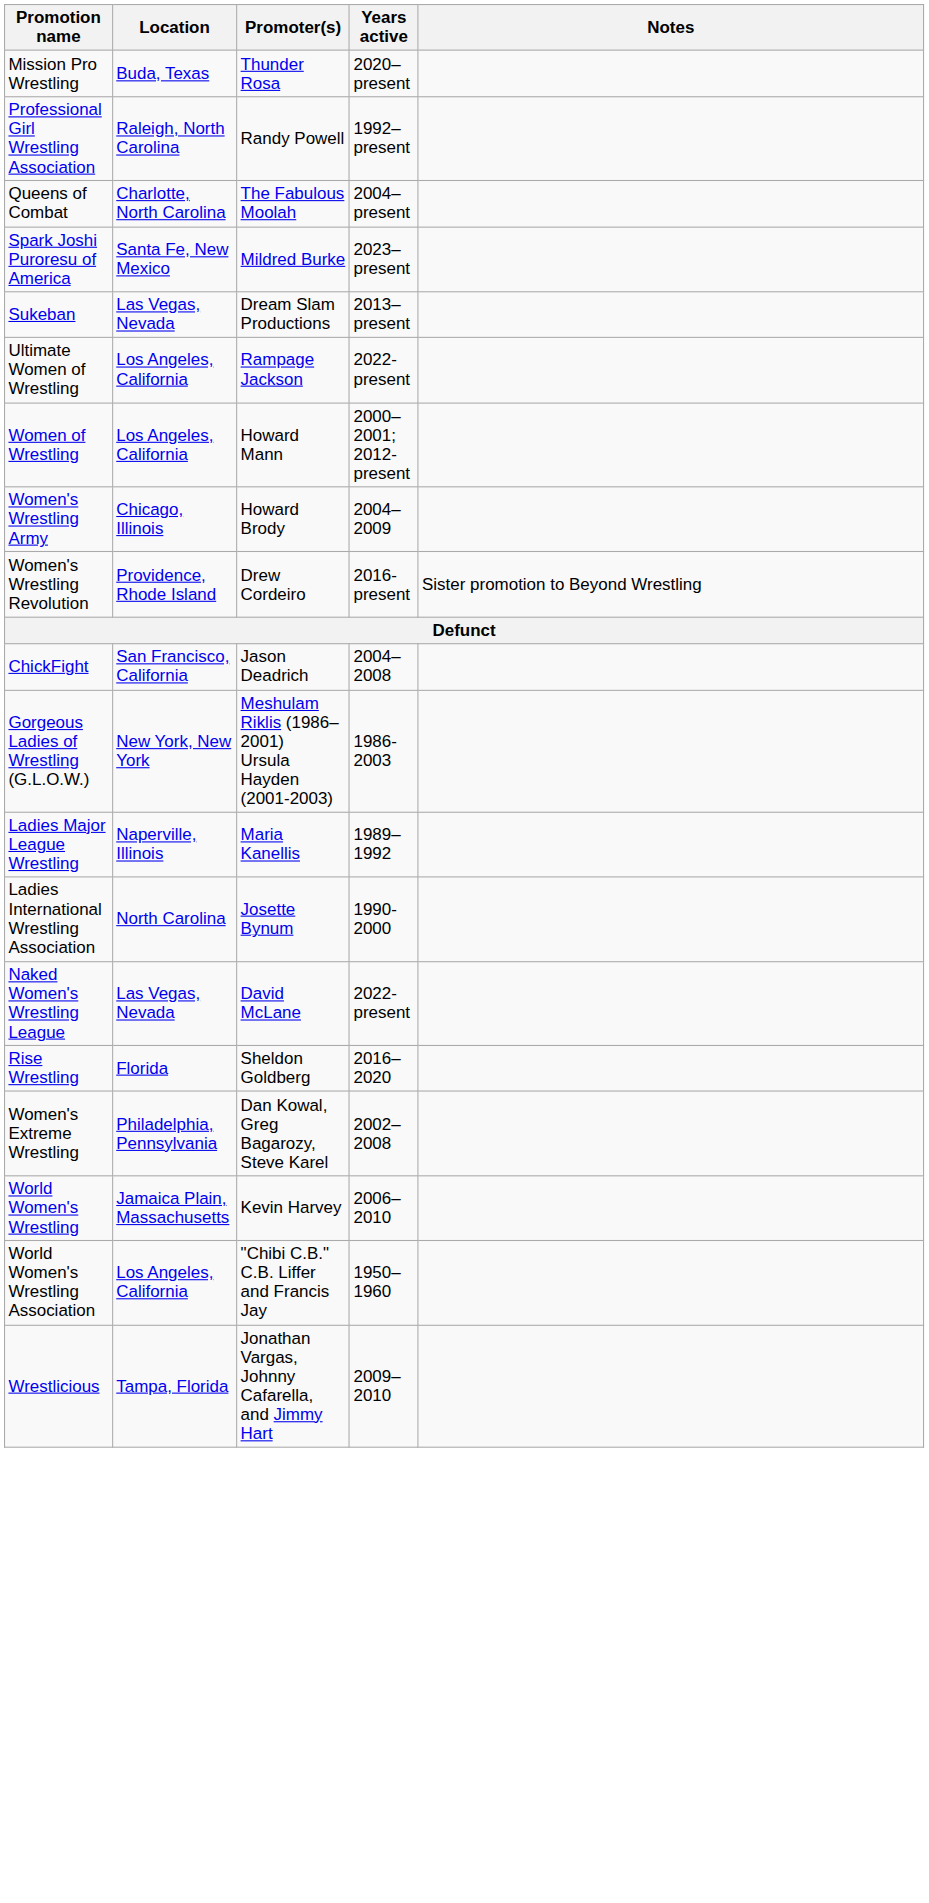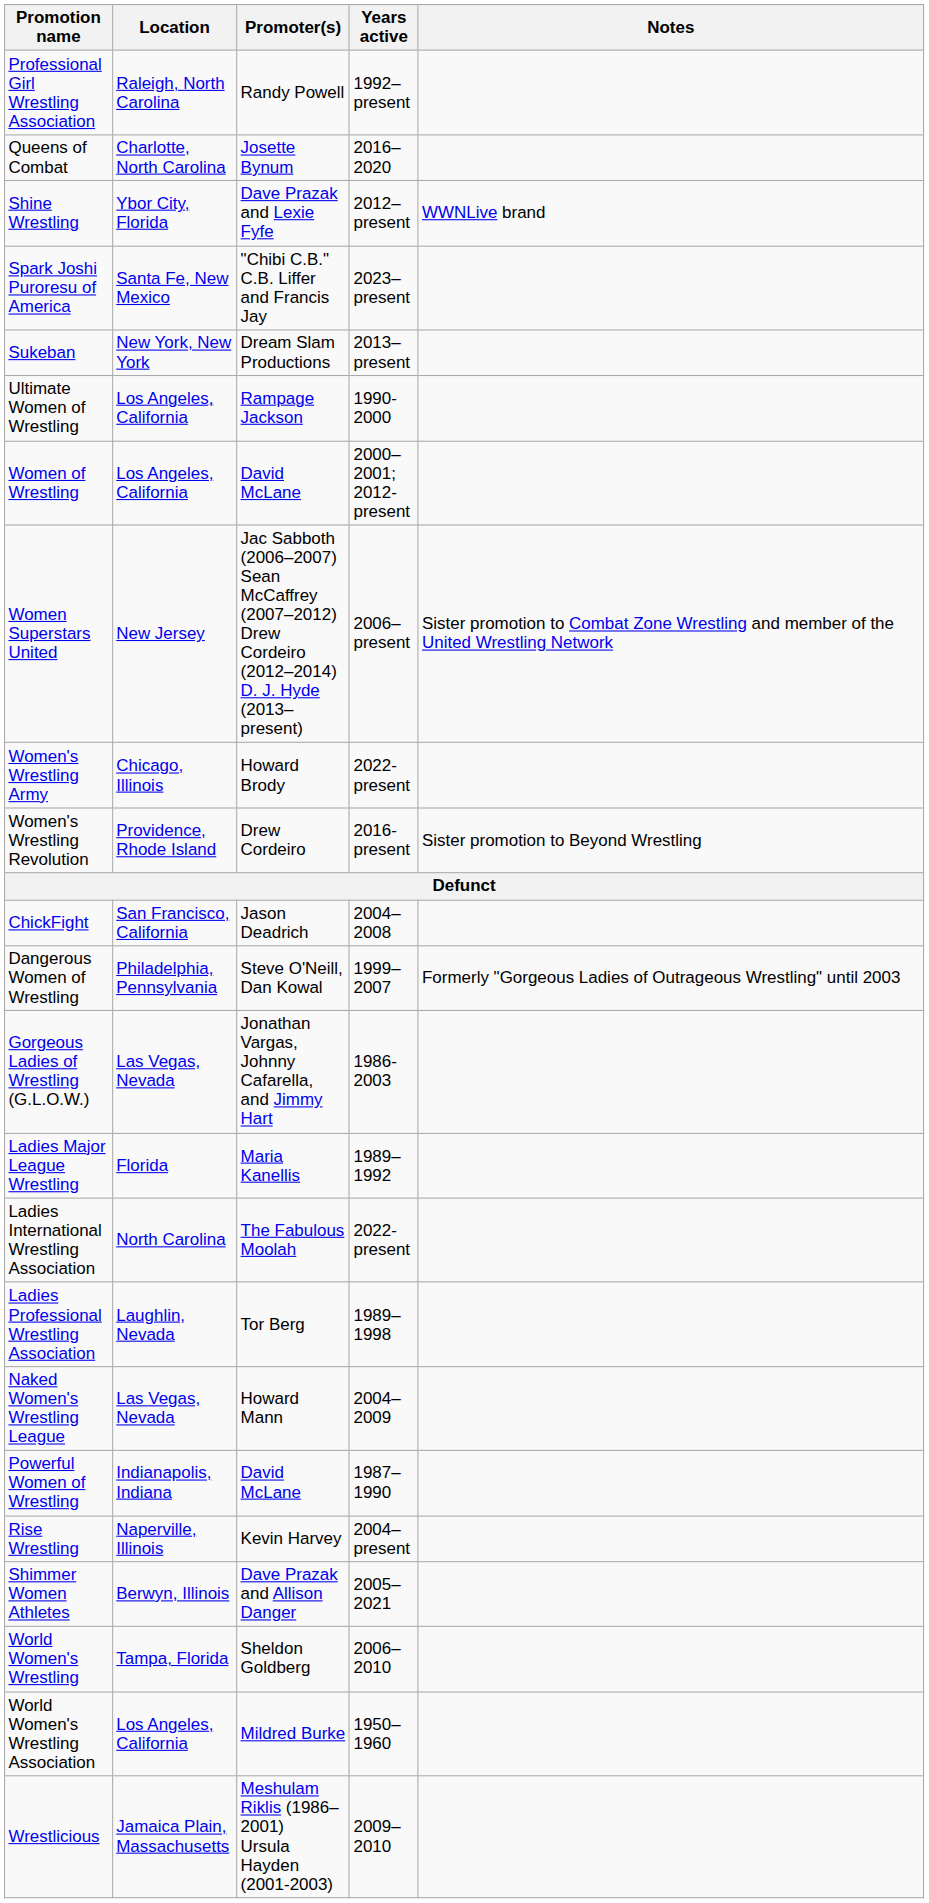- row: (53, 73)
(292, 203) The Fabulous Moolah -> (268, 157) Josette Bynum
(382, 203) 2004–present -> (377, 157) 2016–2020
+ row: (44, 213)
(293, 259) Mildred Burke -> (285, 287) "Chibi C.B." C.B. Liffer and Francis Jay
(158, 314) Las Vegas, Nevada -> (174, 352) New York, New York
(382, 370) 2022-present -> (375, 408) 1990-2000
(270, 444) Howard Mann -> (271, 482) David McLane
+ row: (49, 633)
(377, 519) 2004–2009 -> (382, 775) 2022-present
+ row: (50, 978)
(174, 750) New York, New York -> (158, 1071) Las Vegas, Nevada
(290, 750) Meshulam Riklis (1986–2001) Ursula Hayden (2001-2003) -> (282, 1071) Jonathan Vargas, Johnny Cafarella, and Jimmy Hart
(156, 844) Naperville, Illinois -> (142, 1165) Florida
(268, 919) Josette Bynum -> (292, 1240) The Fabulous Moolah
(375, 919) 1990-2000 -> (382, 1240) 2022-present
+ row: (55, 1324)
(271, 1003) David McLane -> (270, 1408) Howard Mann
(382, 1003) 2022-present -> (377, 1408) 2004–2009
+ row: (47, 1483)
(142, 1068) Florida -> (156, 1538) Naperville, Illinois
(276, 1068) Sheldon Goldberg -> (291, 1538) Kevin Harvey
(377, 1068) 2016–2020 -> (382, 1538) 2004–present
+ row: (42, 1594)
- row: (44, 1133)
(173, 1208) Jamaica Plain, Massachusetts -> (172, 1659) Tampa, Florida
(291, 1208) Kevin Harvey -> (276, 1659) Sheldon Goldberg
(285, 1282) "Chibi C.B." C.B. Liffer and Francis Jay -> (293, 1733) Mildred Burke
(172, 1385) Tampa, Florida -> (173, 1836) Jamaica Plain, Massachusetts
(282, 1385) Jonathan Vargas, Johnny Cafarella, and Jimmy Hart -> (290, 1836) Meshulam Riklis (1986–2001) Ursula Hayden (2001-2003)
